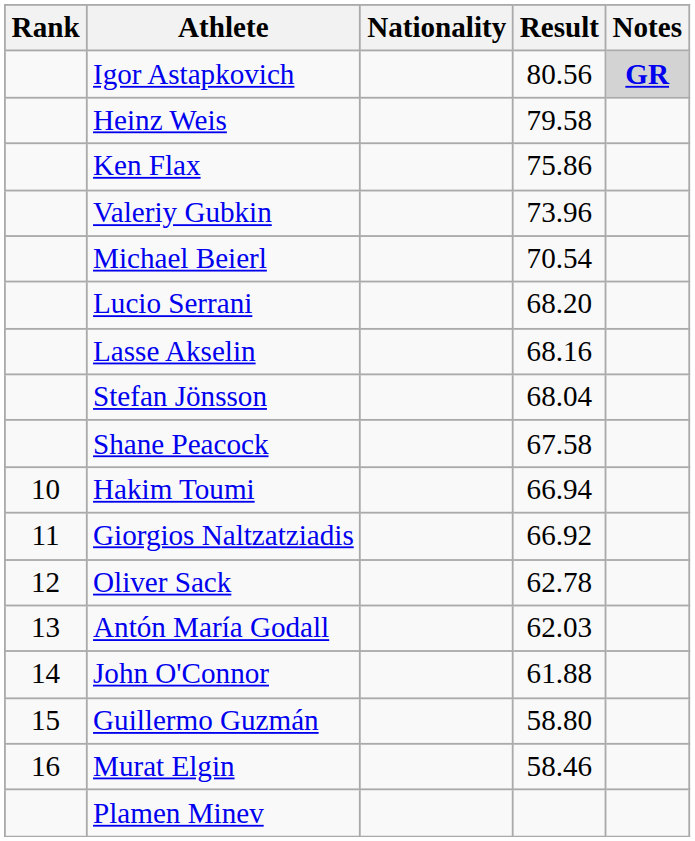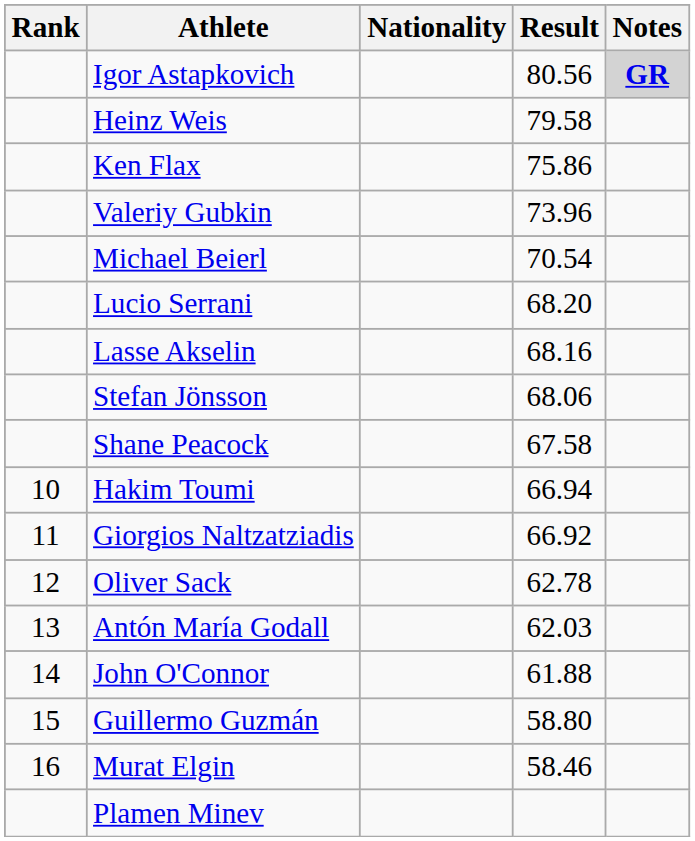(559, 397) 68.04 -> (559, 397) 68.06
